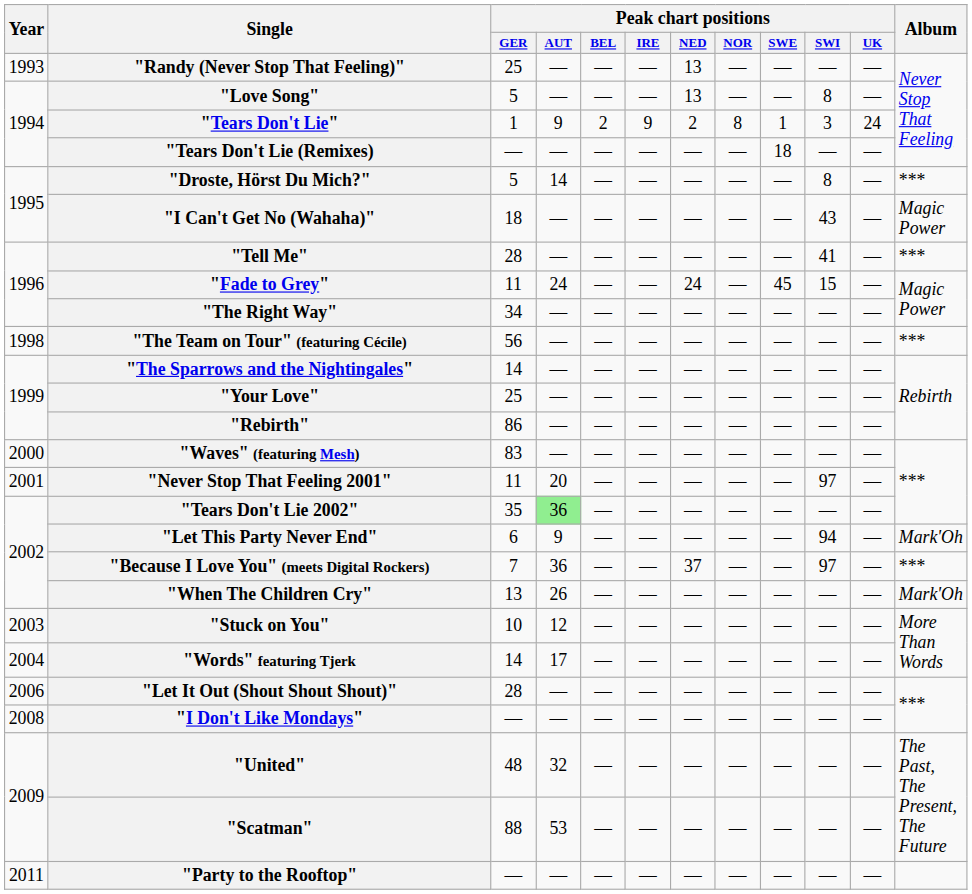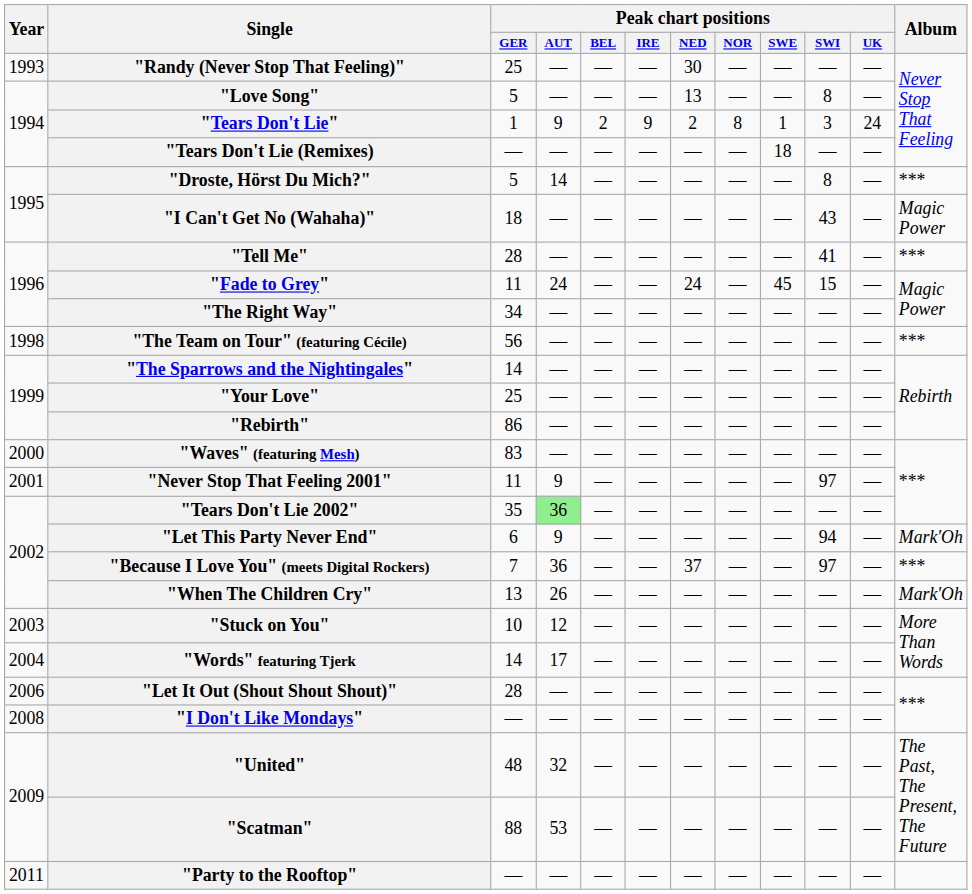(693, 67) 13 -> (693, 67) 30
(558, 481) 20 -> (558, 481) 9
